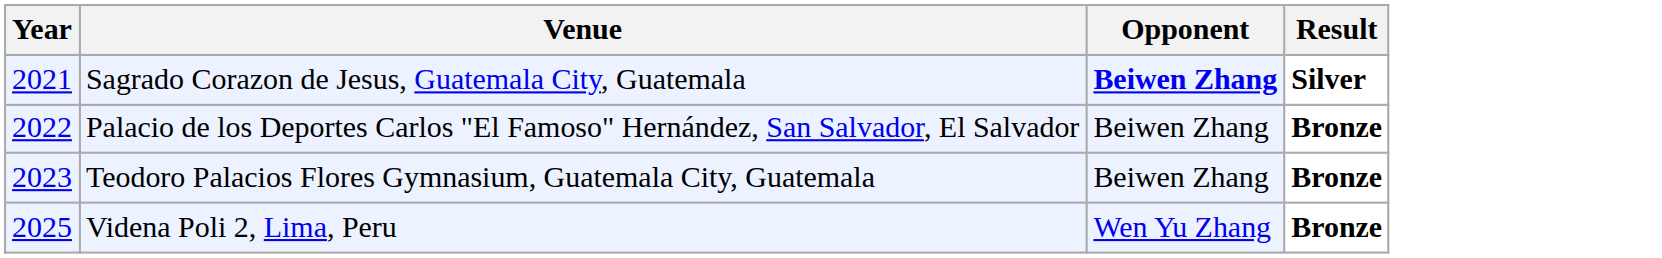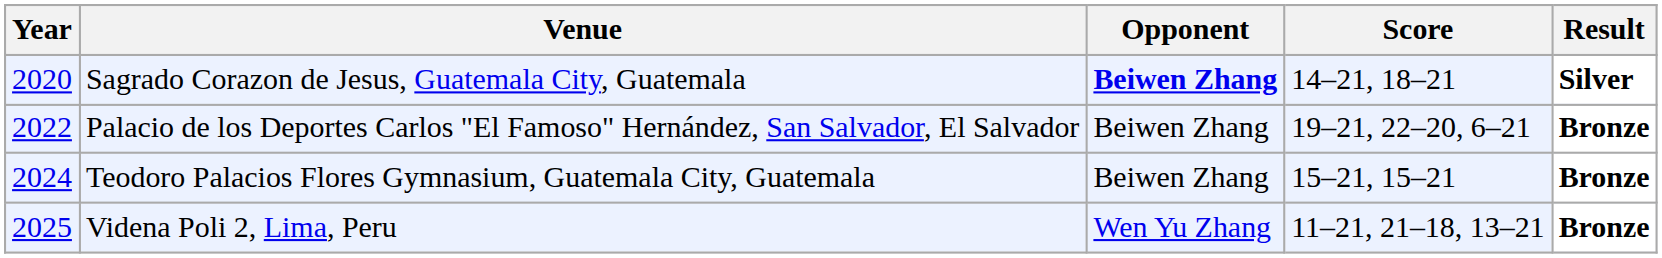+ column: (1418, 29)
(42, 78) 2021 -> (42, 78) 2020
(42, 177) 2023 -> (42, 177) 2024
